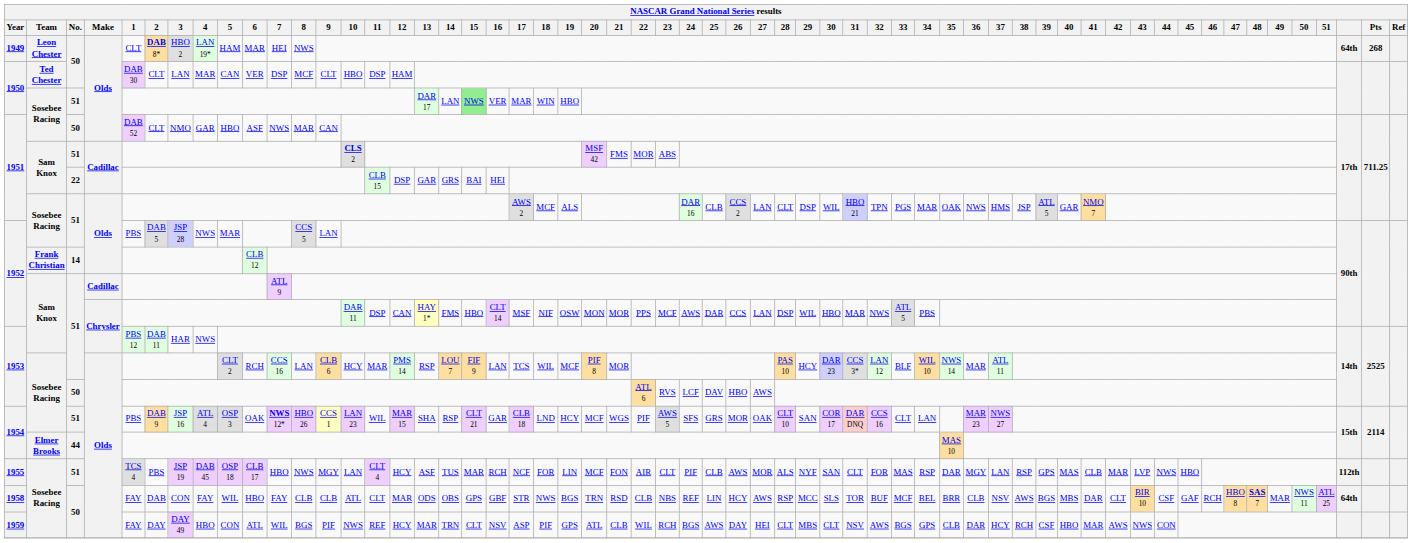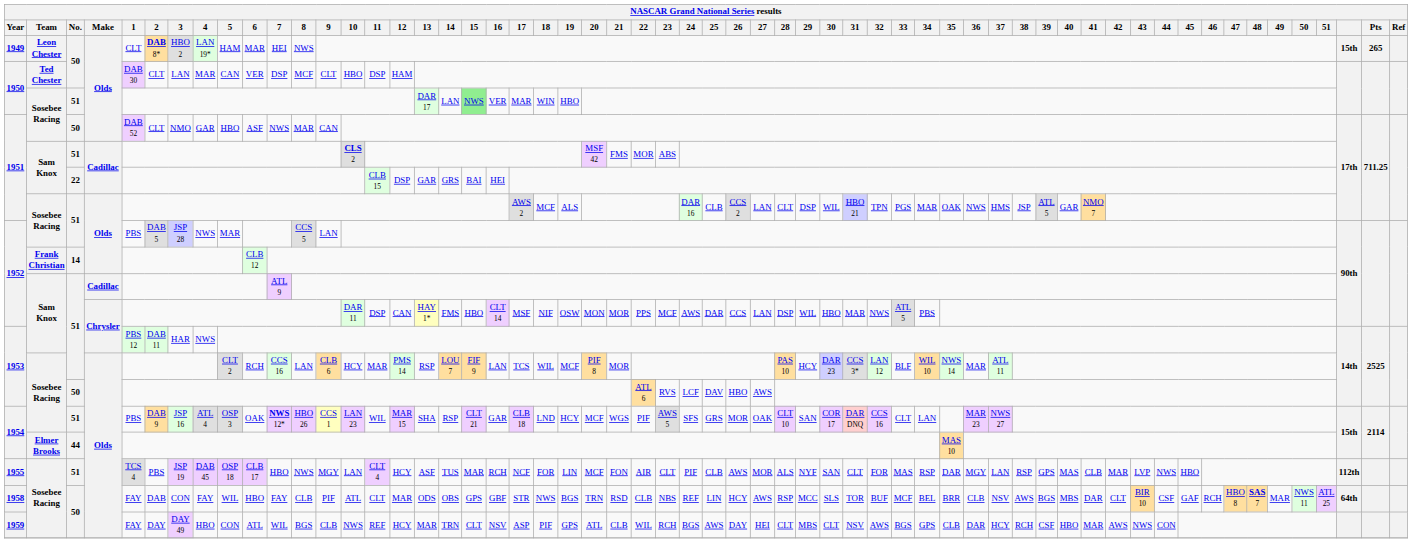(1349, 48) 64th -> (1349, 48) 15th
(1376, 48) 268 -> (1376, 48) 265
(329, 498) CLB -> (329, 498) PIF
(329, 525) PIF -> (329, 525) CLB
